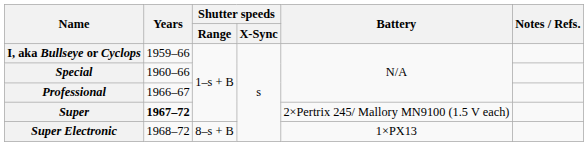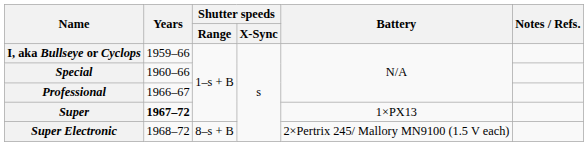(396, 111) 2×Pertrix 245/ Mallory MN9100 (1.5 V each) -> (396, 111) 1×PX13
(396, 131) 1×PX13 -> (396, 131) 2×Pertrix 245/ Mallory MN9100 (1.5 V each)
